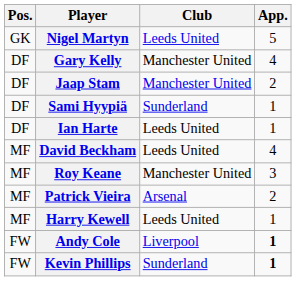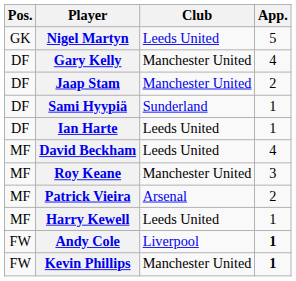(175, 264) Sunderland -> (197, 264) Manchester United
